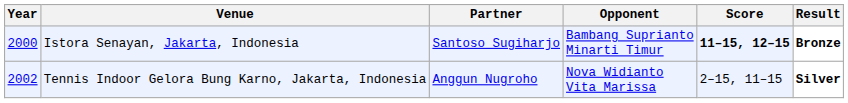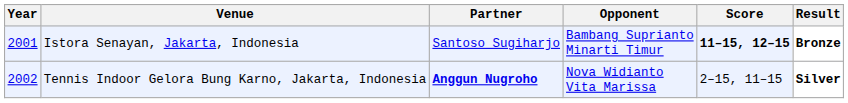(23, 43) 2000 -> (23, 43) 2001
(485, 79) normal -> (485, 79) bold
